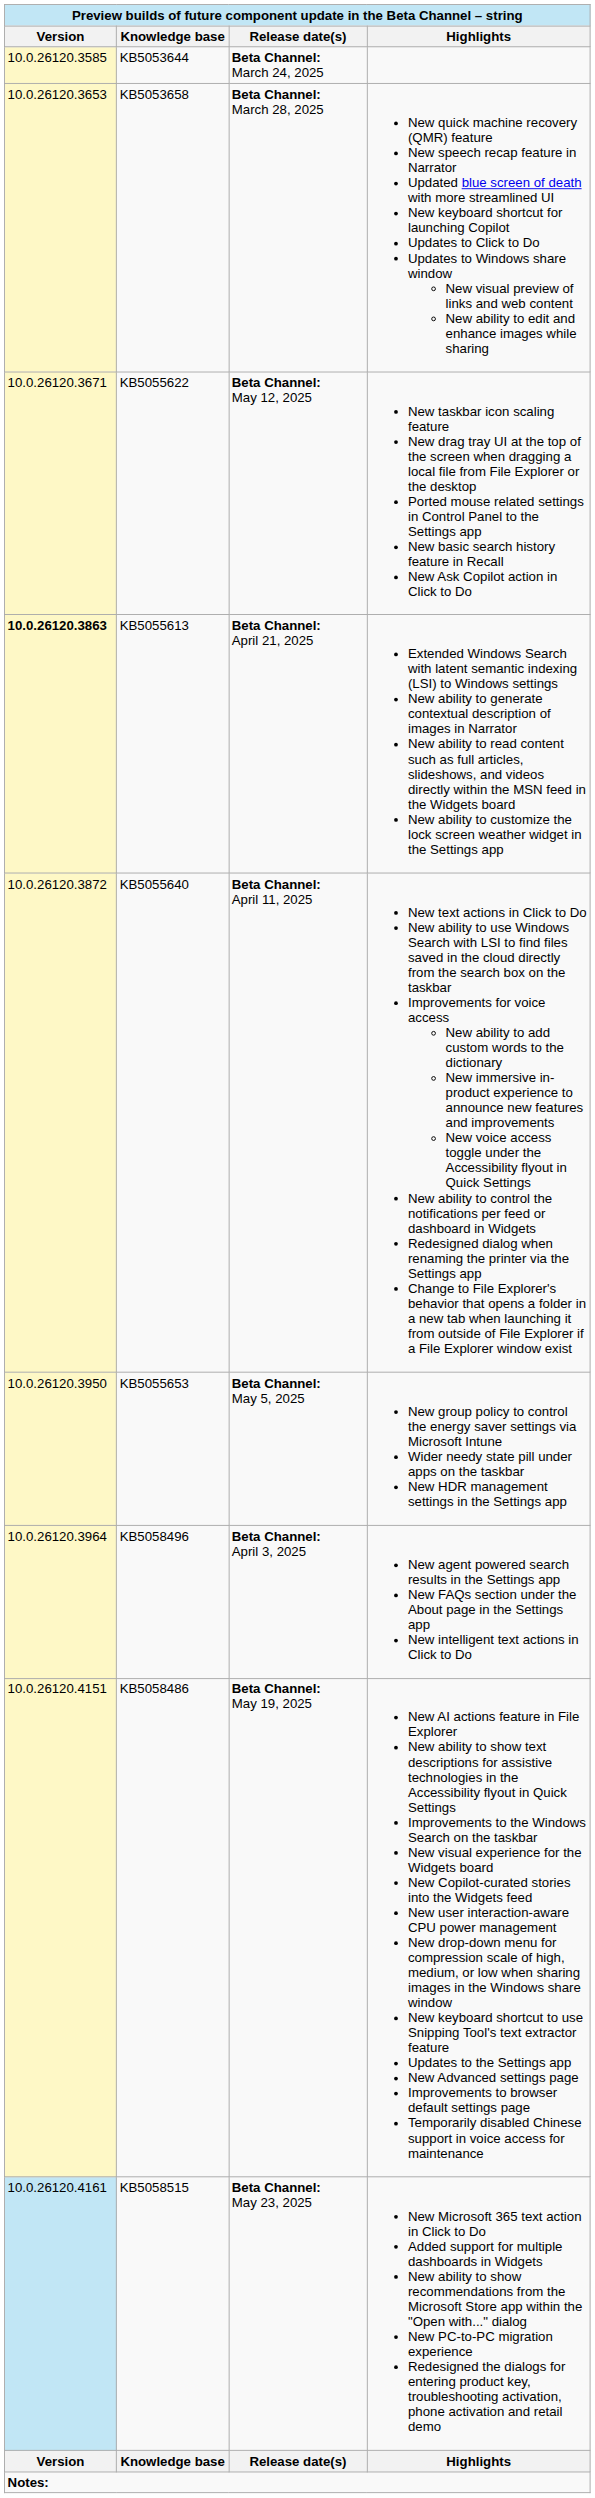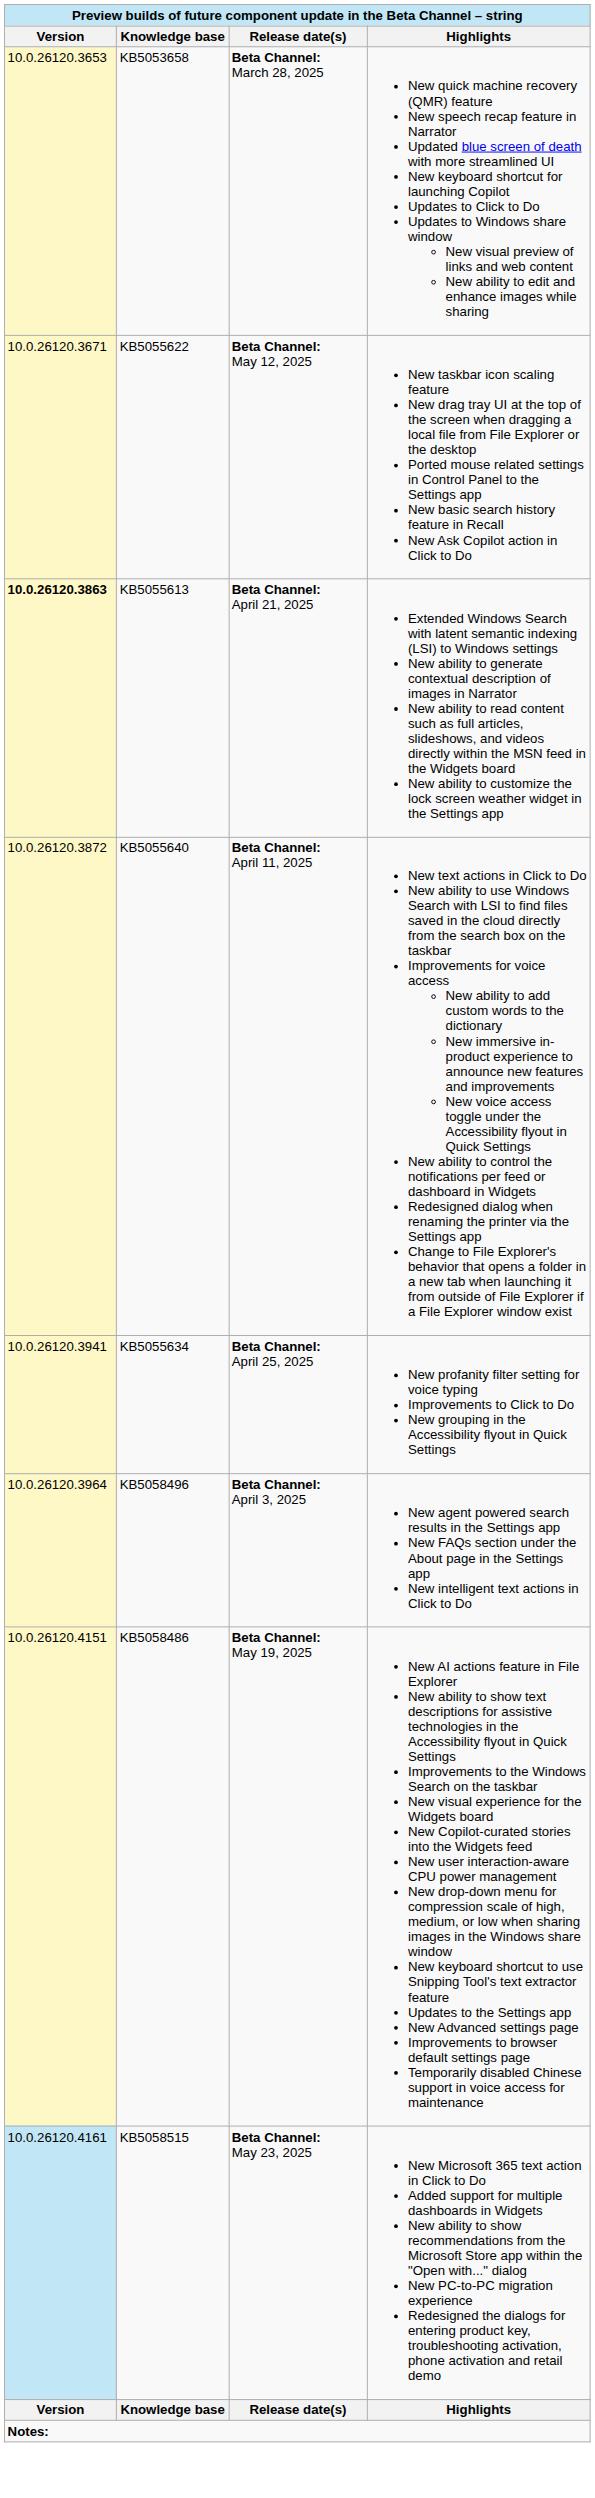- row: (154, 58)
+ row: (154, 1347)
- row: (154, 1383)
